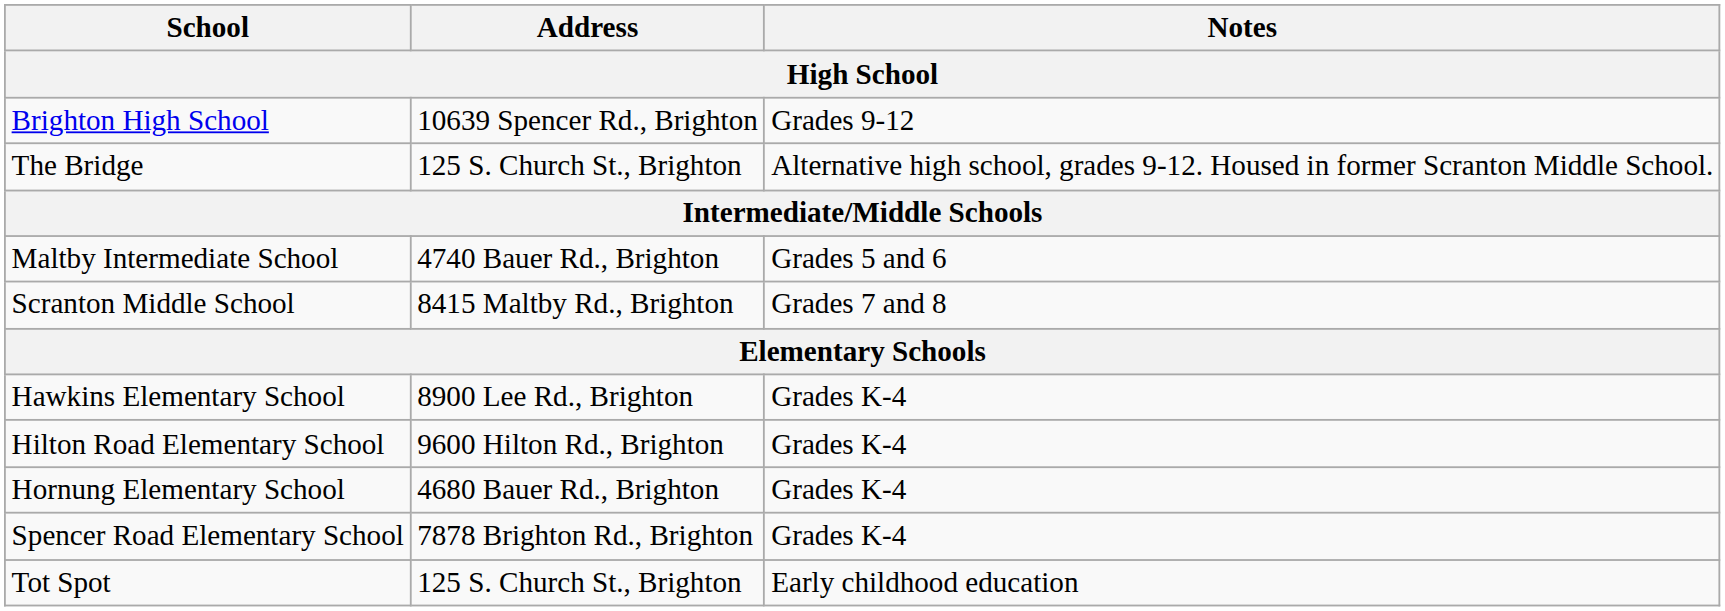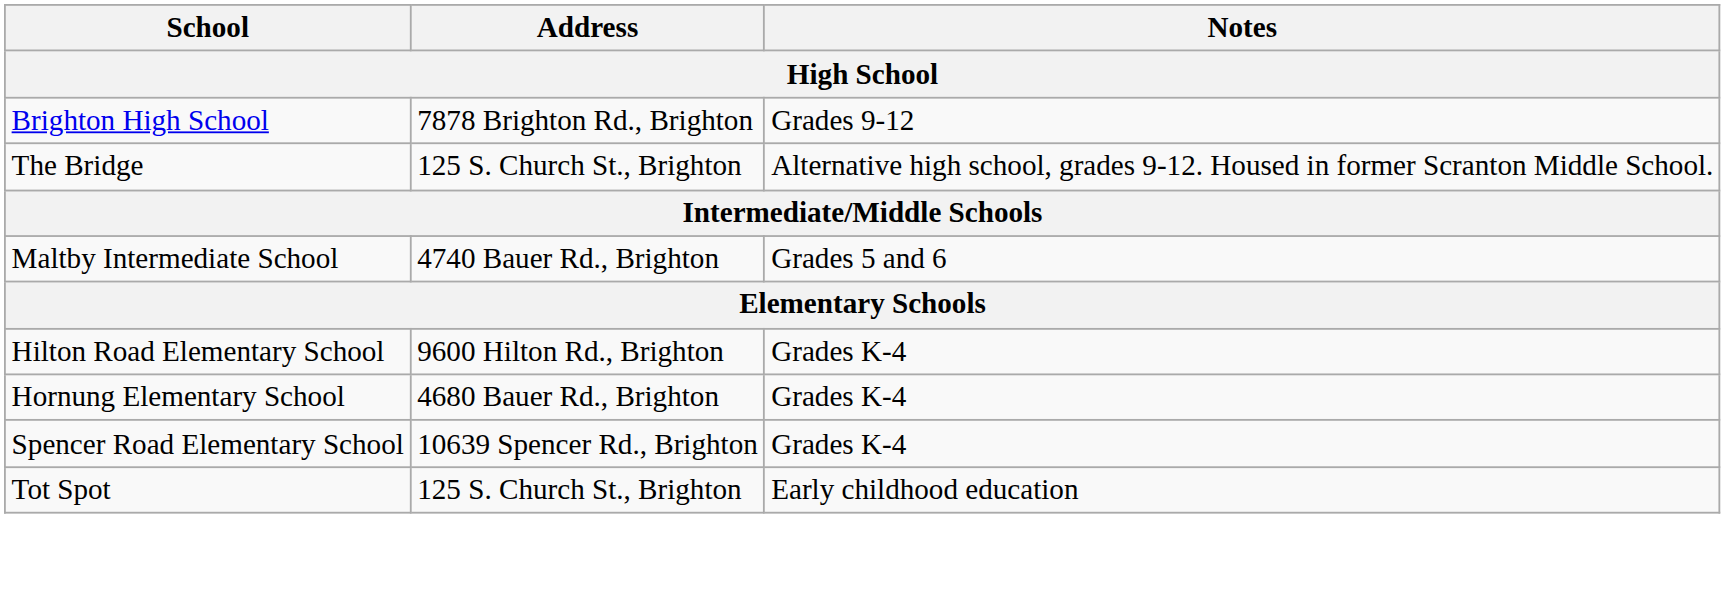(588, 119) 10639 Spencer Rd., Brighton -> (585, 119) 7878 Brighton Rd., Brighton
- row: (153, 304)
- row: (178, 397)
(585, 535) 7878 Brighton Rd., Brighton -> (588, 443) 10639 Spencer Rd., Brighton
